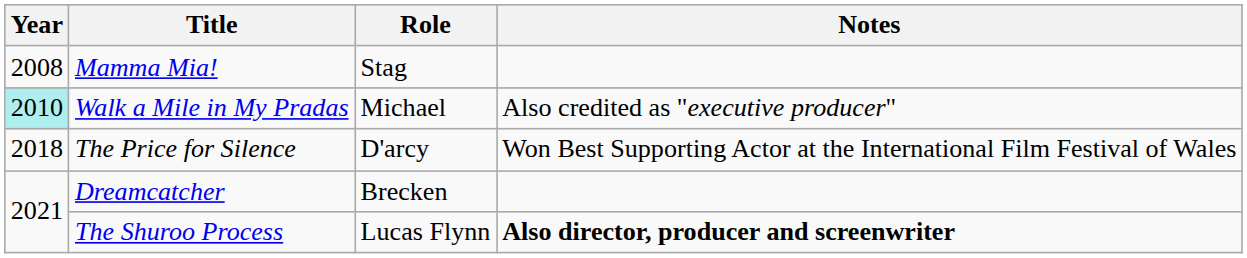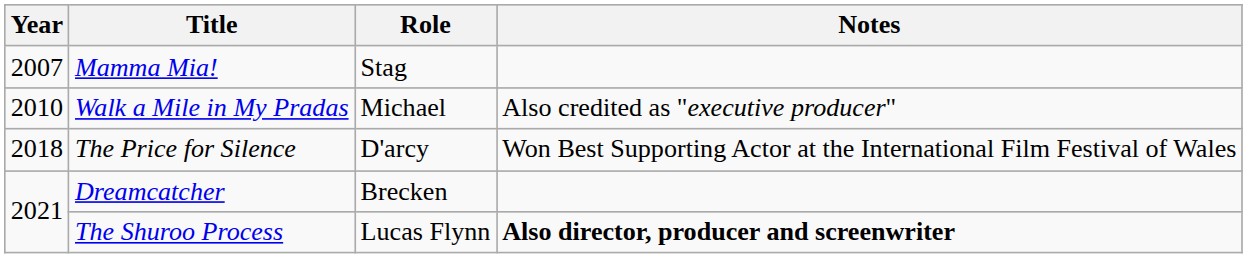(37, 66) 2008 -> (37, 66) 2007
(37, 107) paleturquoise background -> (37, 107) no background
